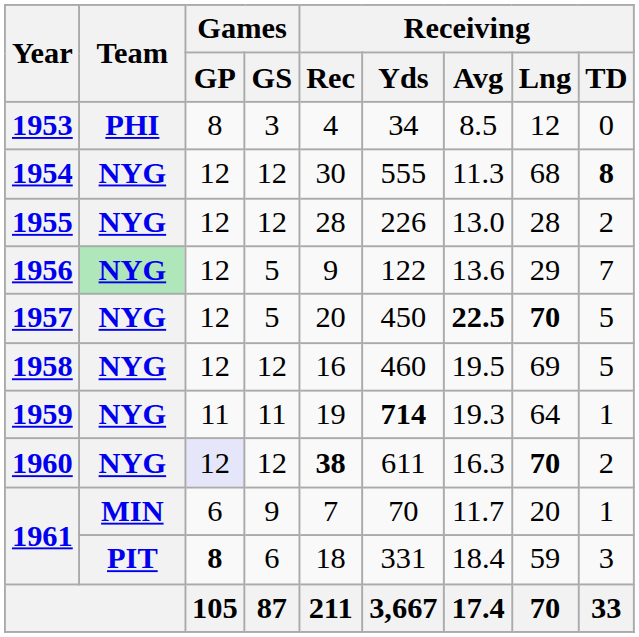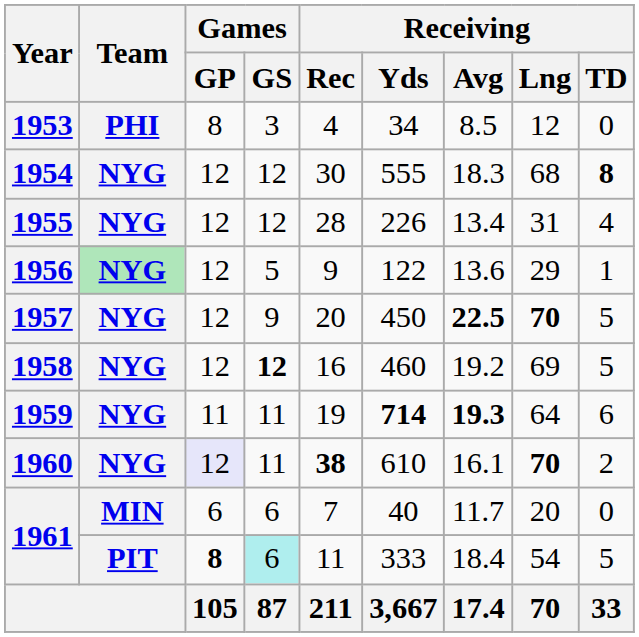(478, 173) 11.3 -> (478, 173) 18.3
(478, 221) 13.0 -> (478, 221) 13.4
(545, 221) 28 -> (545, 221) 31
(606, 221) 2 -> (606, 221) 4
(606, 269) 7 -> (606, 269) 1
(272, 317) 5 -> (272, 317) 9
(272, 366) normal -> (272, 366) bold
(478, 366) 19.5 -> (478, 366) 19.2
(478, 414) normal -> (478, 414) bold
(606, 414) 1 -> (606, 414) 6
(272, 462) 12 -> (272, 462) 11
(403, 462) 611 -> (403, 462) 610
(478, 462) 16.3 -> (478, 462) 16.1
(272, 510) 9 -> (272, 510) 6
(403, 510) 70 -> (403, 510) 40
(606, 510) 1 -> (606, 510) 0
(272, 558) no background -> (272, 558) paleturquoise background
(331, 558) 18 -> (331, 558) 11
(403, 558) 331 -> (403, 558) 333
(545, 558) 59 -> (545, 558) 54
(606, 558) 3 -> (606, 558) 5
